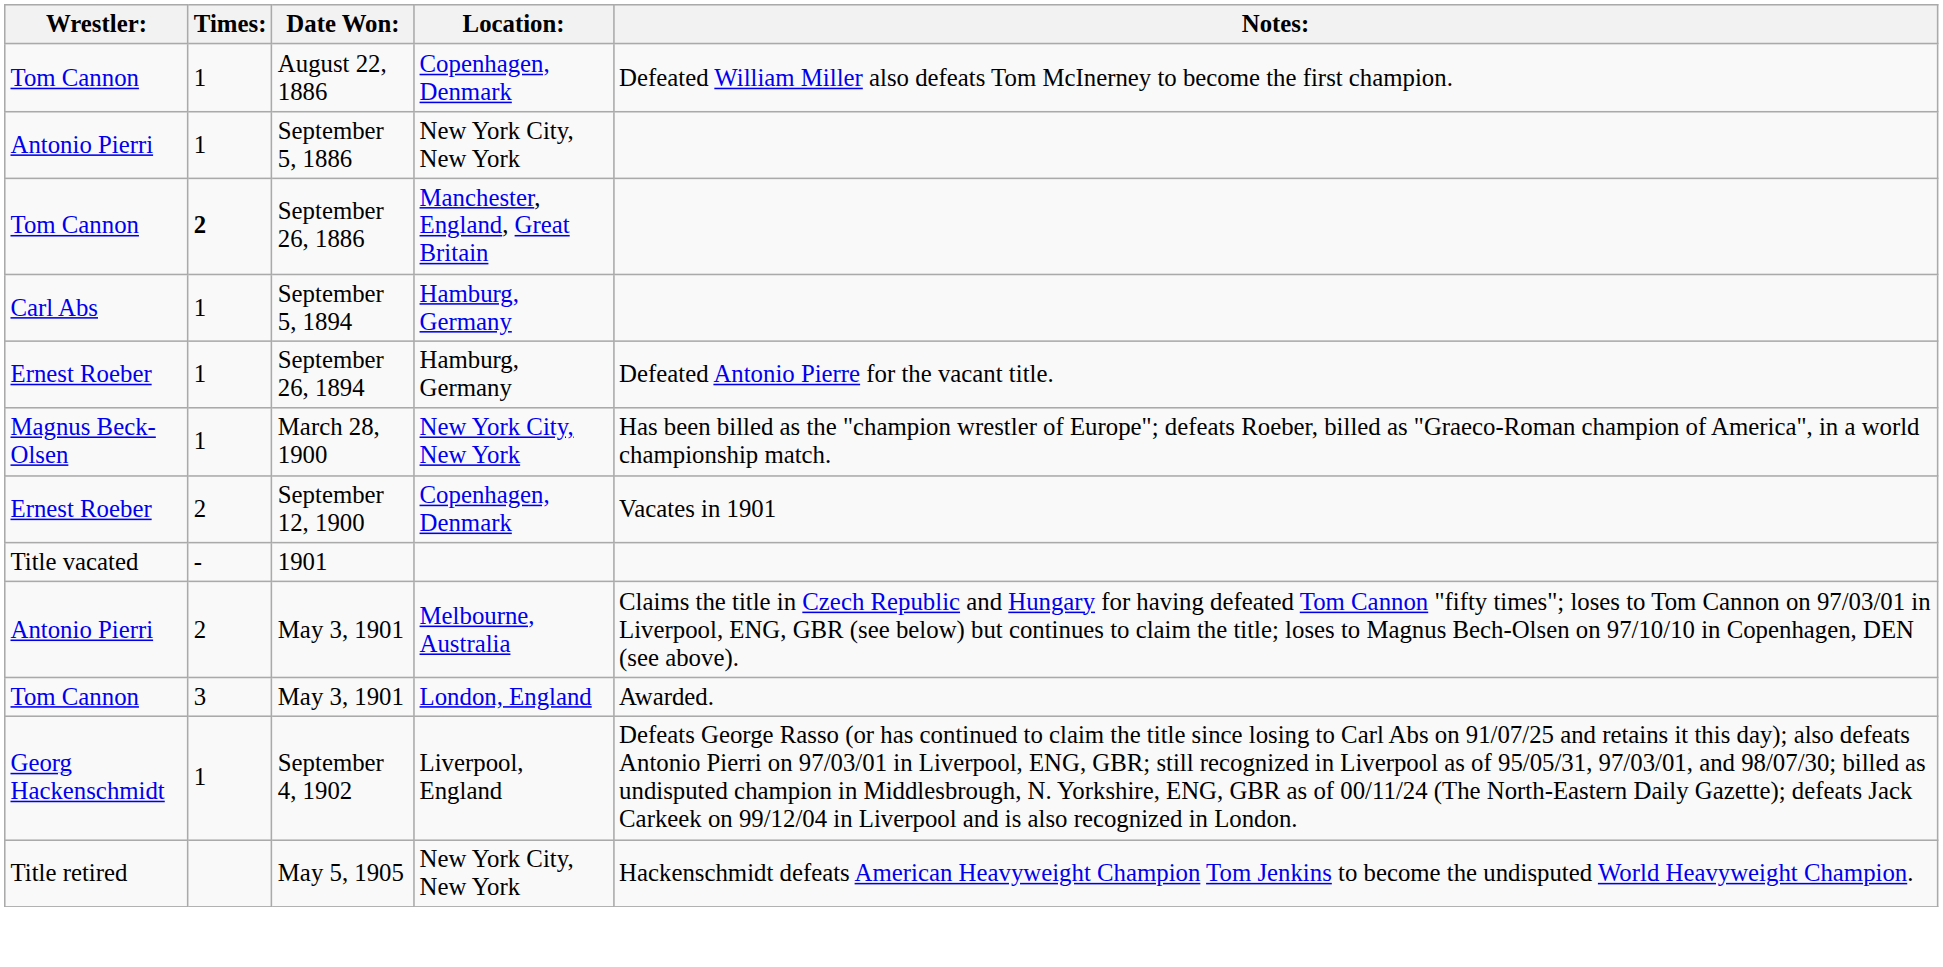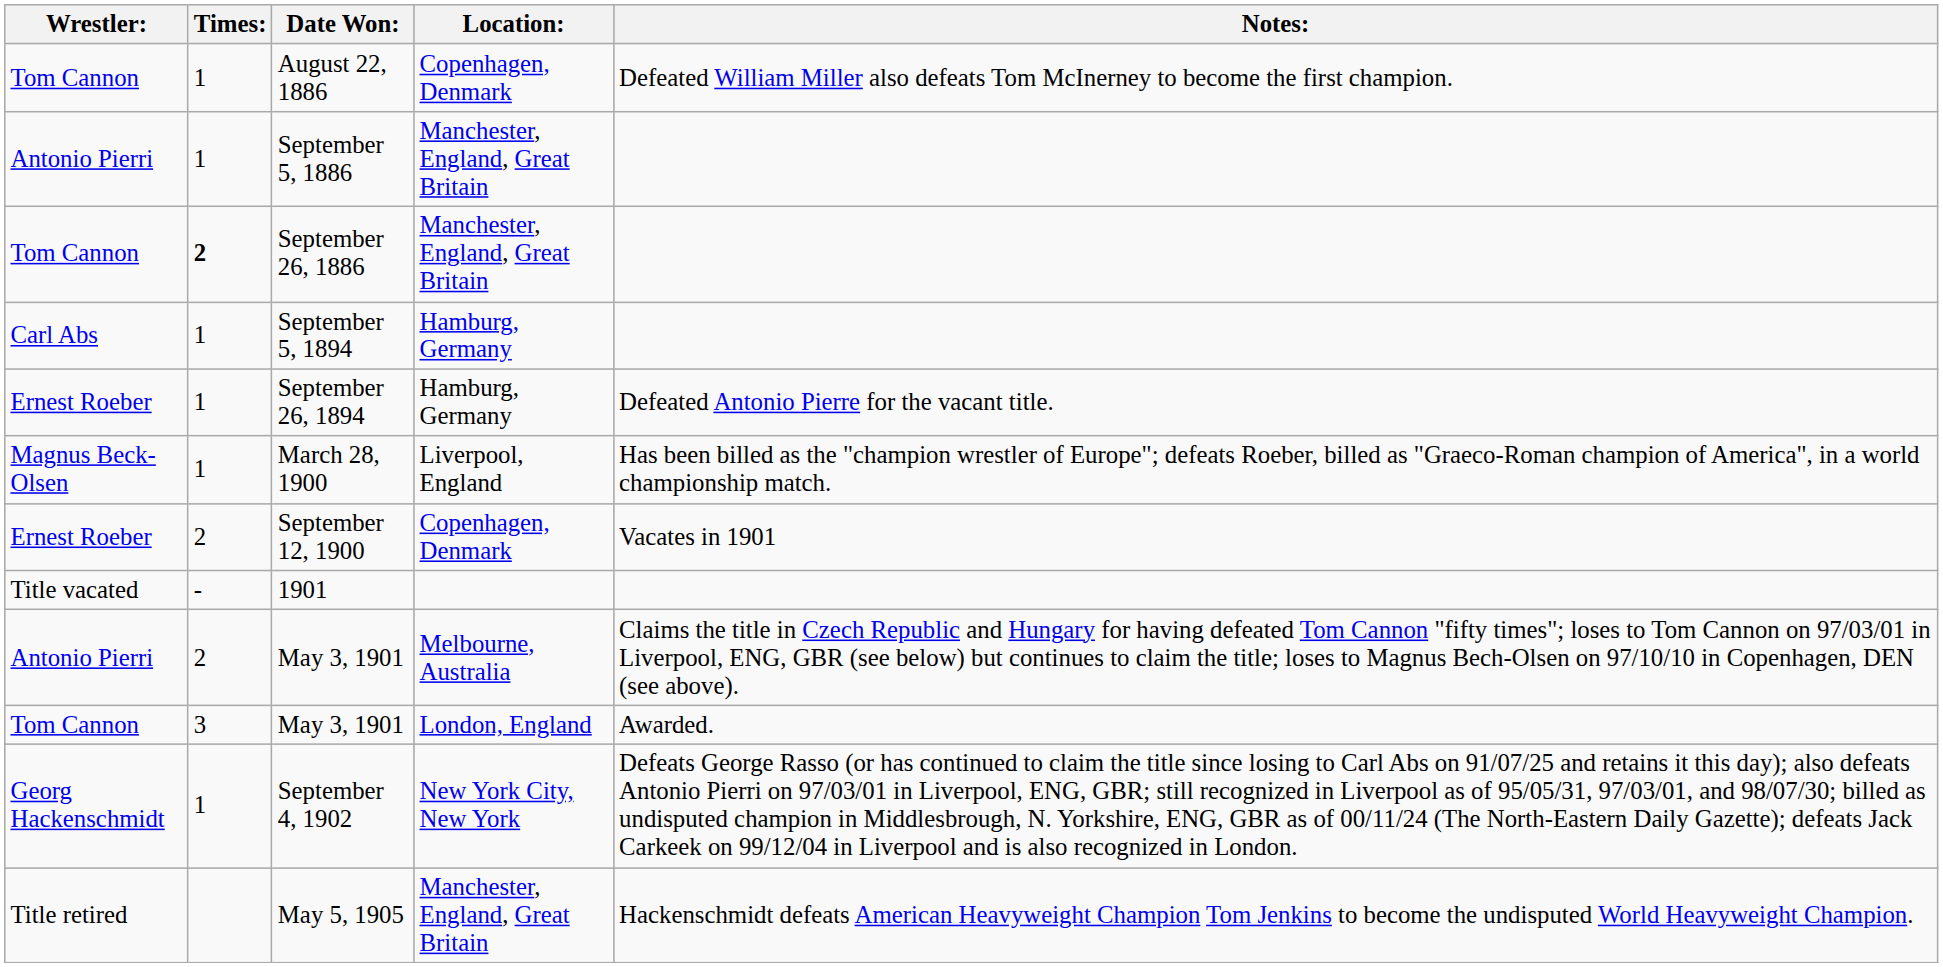(497, 144) New York City, New York -> (495, 158) Manchester, England, Great Britain
(497, 441) New York City, New York -> (472, 469) Liverpool, England
(472, 777) Liverpool, England -> (497, 805) New York City, New York
(497, 872) New York City, New York -> (495, 914) Manchester, England, Great Britain
